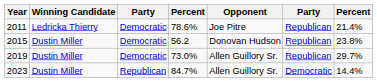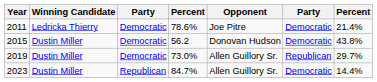(308, 26) Republican -> (309, 26) Democratic
(308, 41) Republican -> (309, 41) Democratic
(349, 41) 23.8% -> (349, 41) 43.8%
